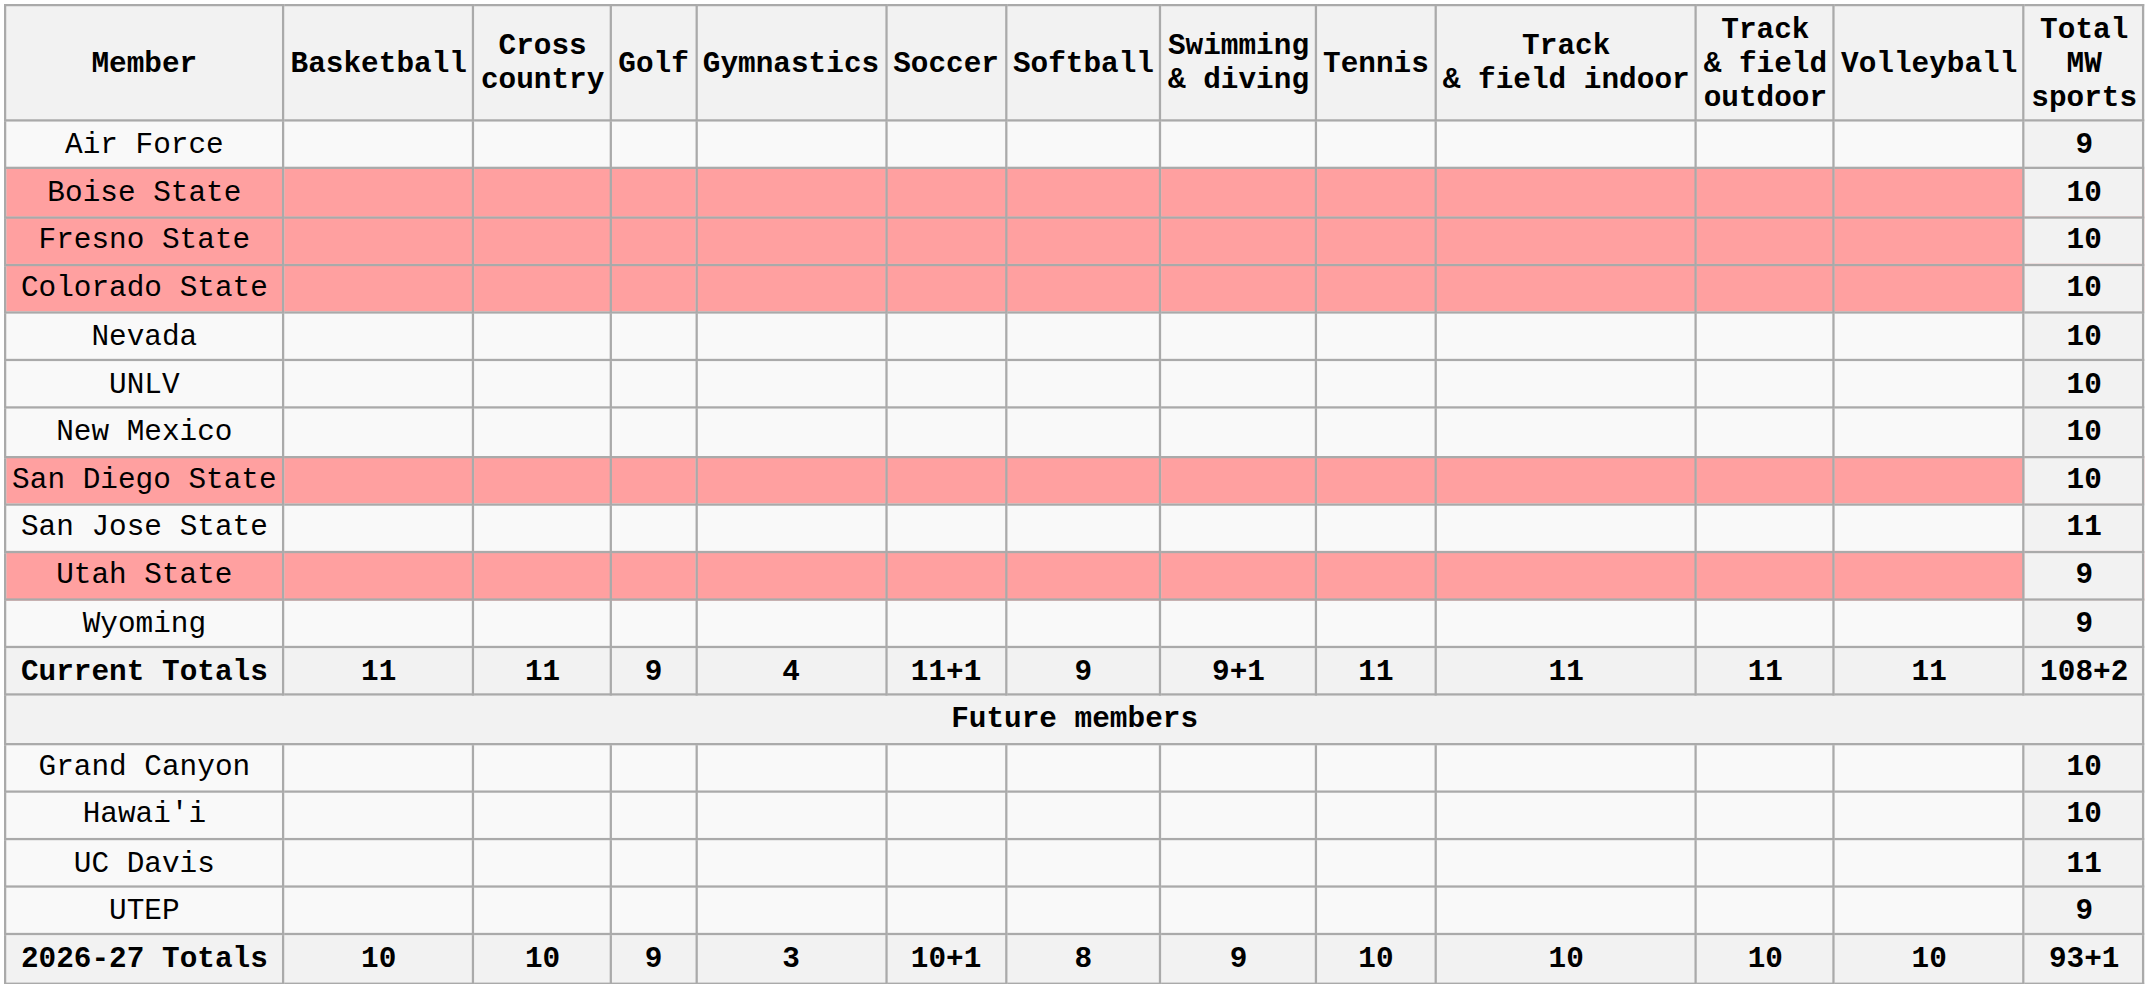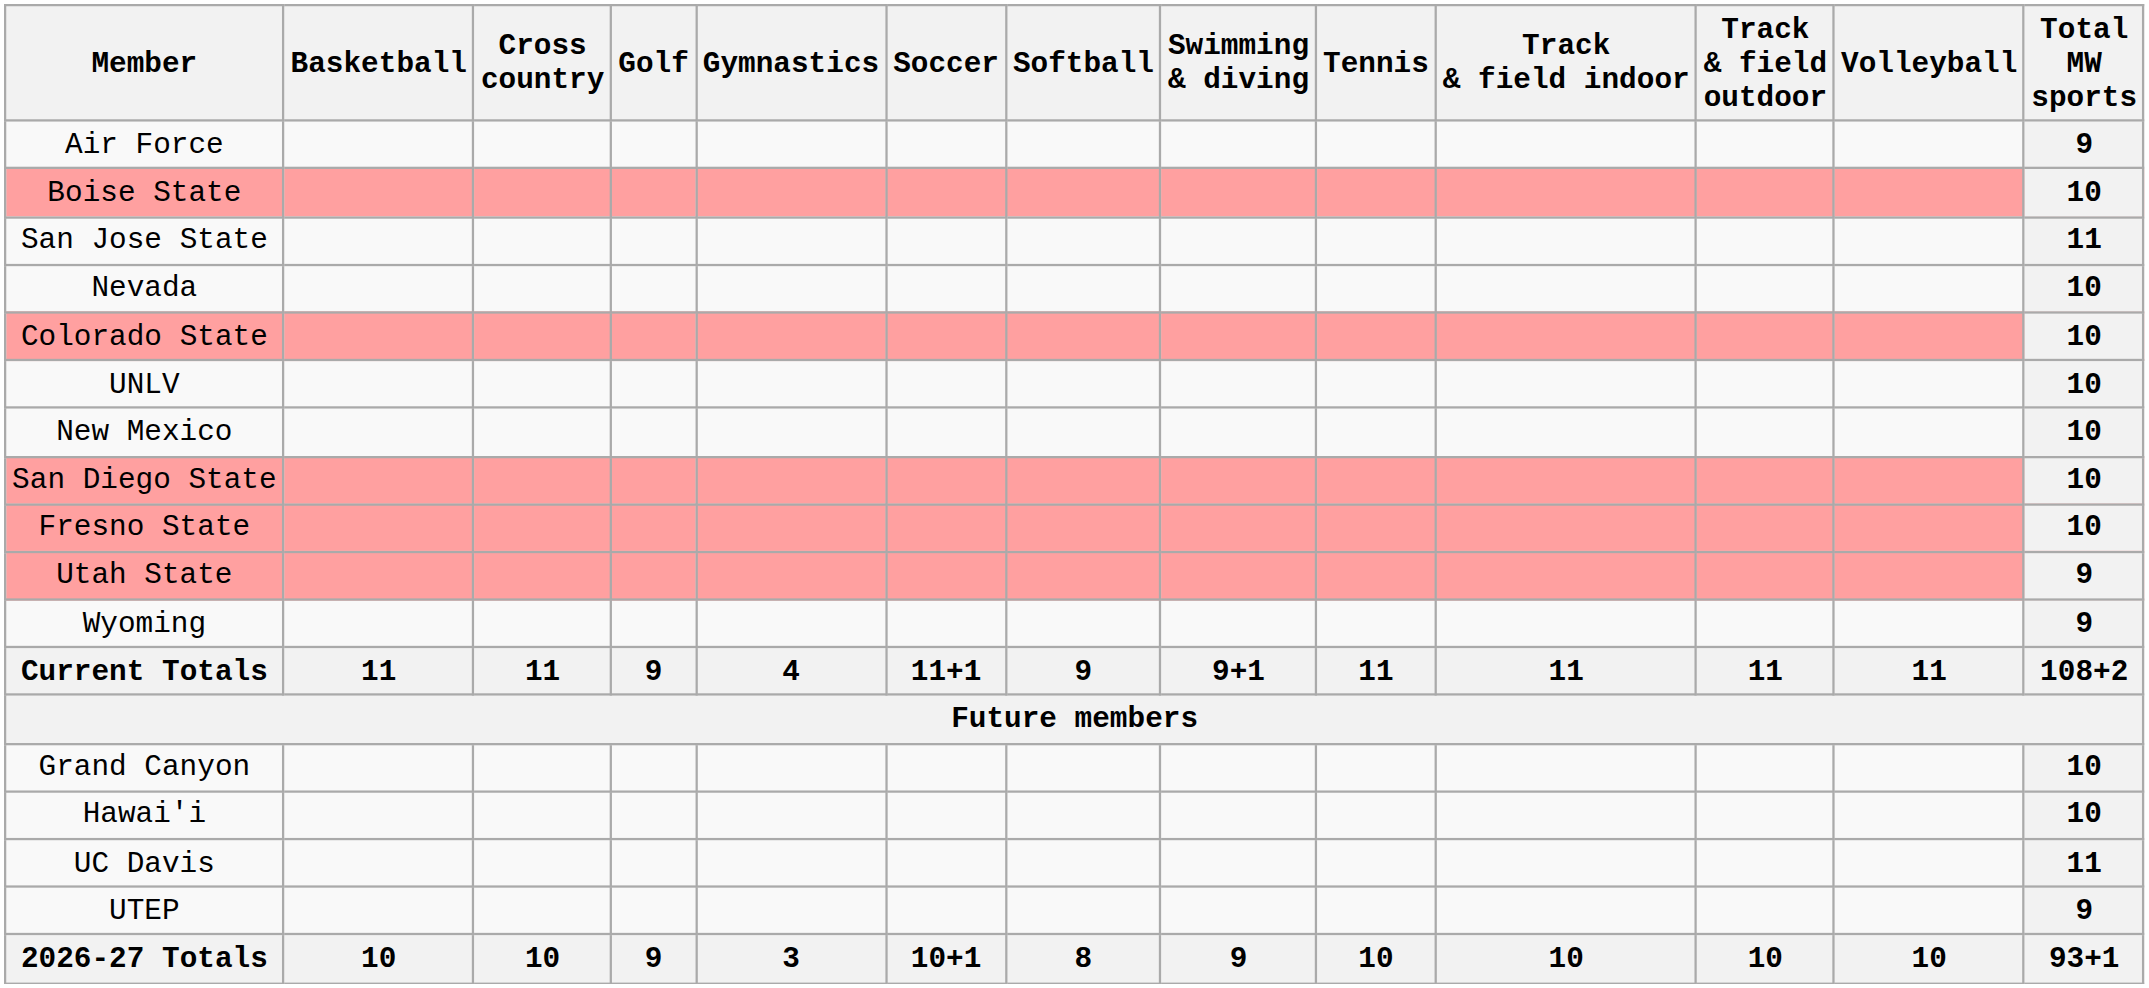rows swapped: (144, 241) <-> (144, 528)
rows swapped: (144, 288) <-> (144, 336)
